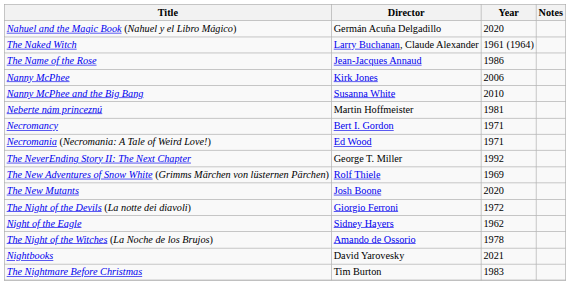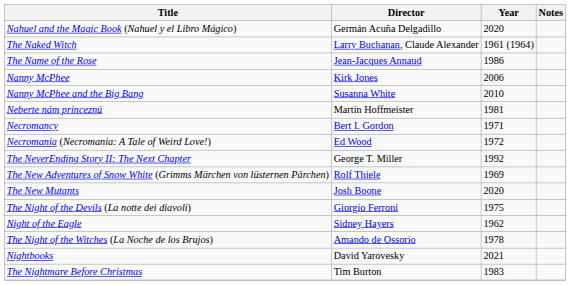(494, 142) 1971 -> (494, 142) 1972
(494, 207) 1972 -> (494, 207) 1975
